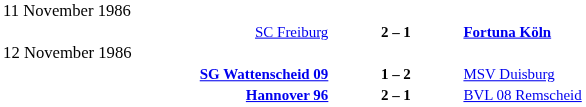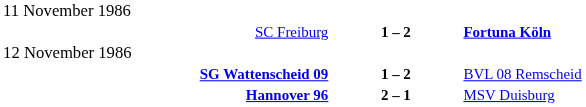(396, 31) 2 – 1 -> (396, 31) 1 – 2
(509, 74) MSV Duisburg -> (523, 74) BVL 08 Remscheid
(523, 95) BVL 08 Remscheid -> (509, 95) MSV Duisburg
